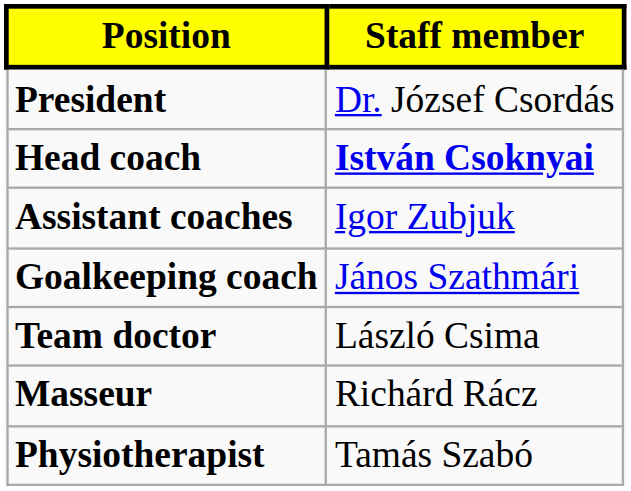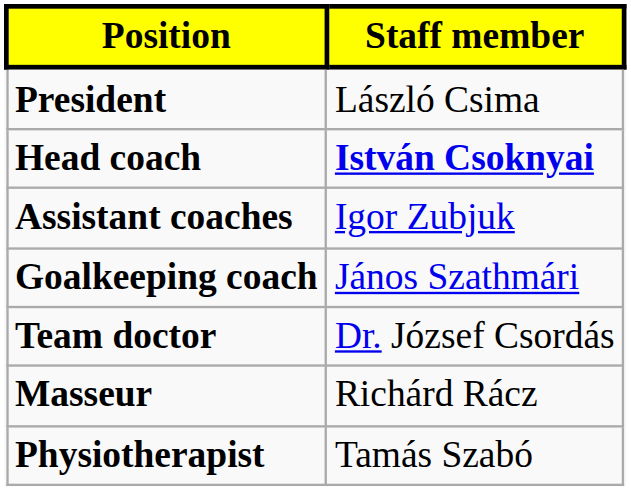(475, 98) Dr. József Csordás -> (437, 98) László Csima
(437, 335) László Csima -> (475, 335) Dr. József Csordás
